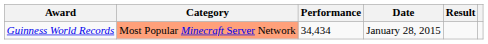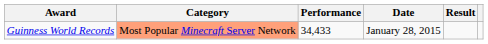(316, 30) 34,434 -> (316, 30) 34,433
